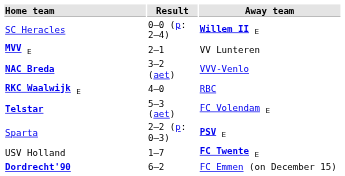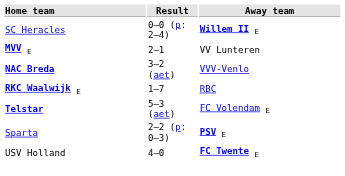(156, 89) 4–0 -> (156, 89) 1–7
(156, 152) 1–7 -> (156, 152) 4–0
- row: (38, 167)
